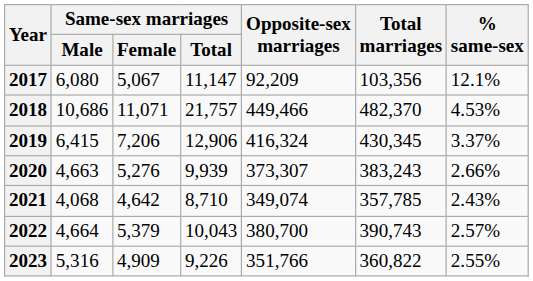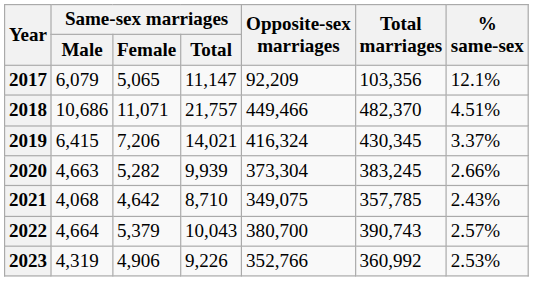(77, 79) 6,080 -> (77, 79) 6,079
(138, 79) 5,067 -> (138, 79) 5,065
(475, 110) 4.53% -> (475, 110) 4.51%
(211, 140) 12,906 -> (211, 140) 14,021
(138, 170) 5,276 -> (138, 170) 5,282
(277, 170) 373,307 -> (277, 170) 373,304
(391, 170) 383,243 -> (391, 170) 383,245
(277, 200) 349,074 -> (277, 200) 349,075
(77, 261) 5,316 -> (77, 261) 4,319
(138, 261) 4,909 -> (138, 261) 4,906
(277, 261) 351,766 -> (277, 261) 352,766
(391, 261) 360,822 -> (391, 261) 360,992
(475, 261) 2.55% -> (475, 261) 2.53%
